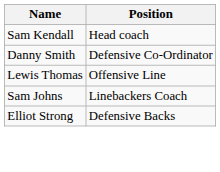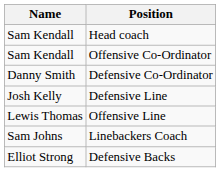+ row: (150, 55)
+ row: (128, 95)
